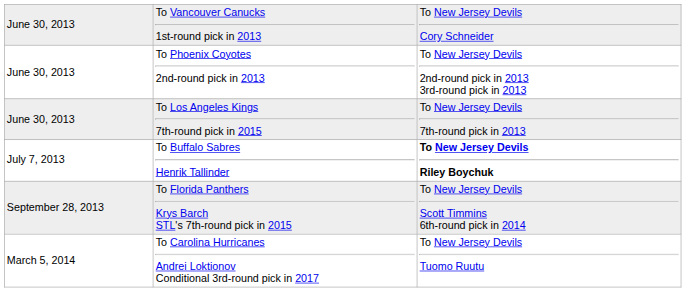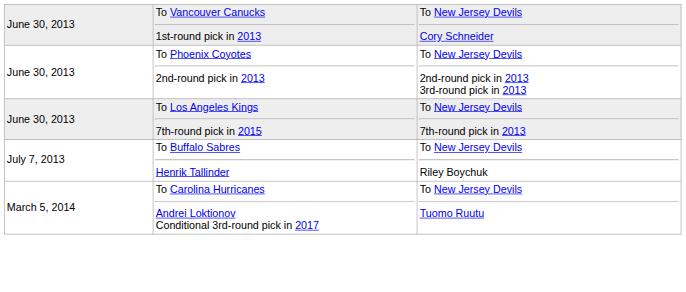(549, 160) bold -> (549, 160) normal
- row: (285, 207)
